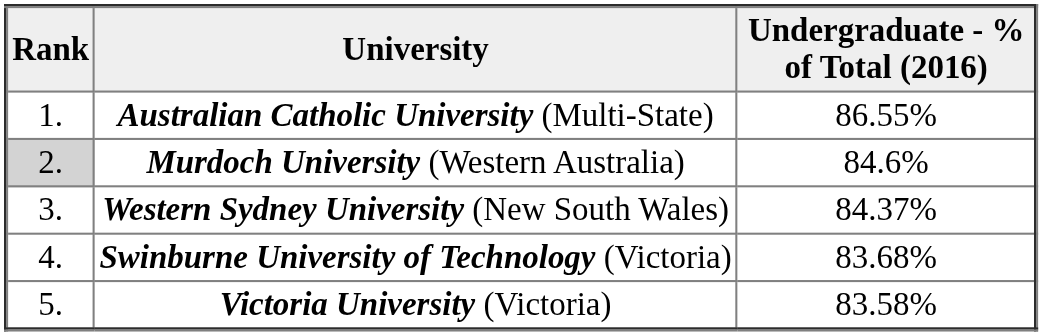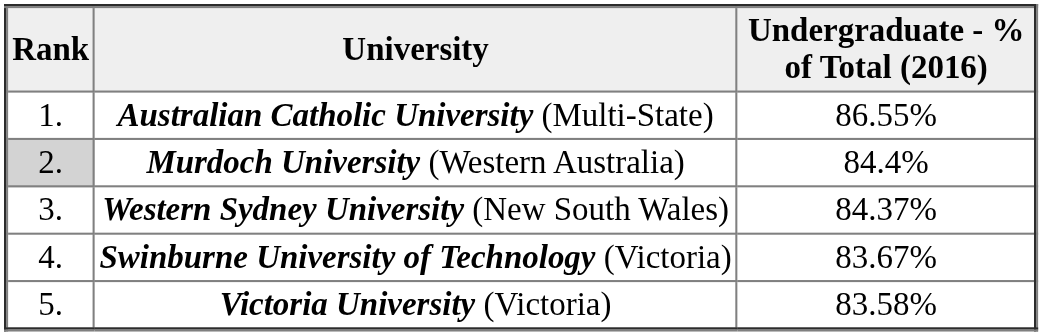(886, 162) 84.6% -> (886, 162) 84.4%
(886, 256) 83.68% -> (886, 256) 83.67%
